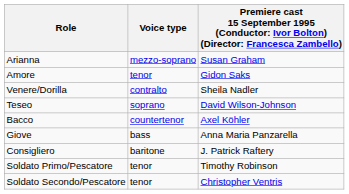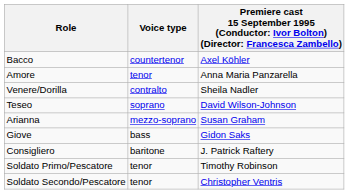rows swapped: (23, 59) <-> (20, 120)
(225, 74) Gidon Saks -> (249, 74) Anna Maria Panzarella
(249, 135) Anna Maria Panzarella -> (225, 135) Gidon Saks
